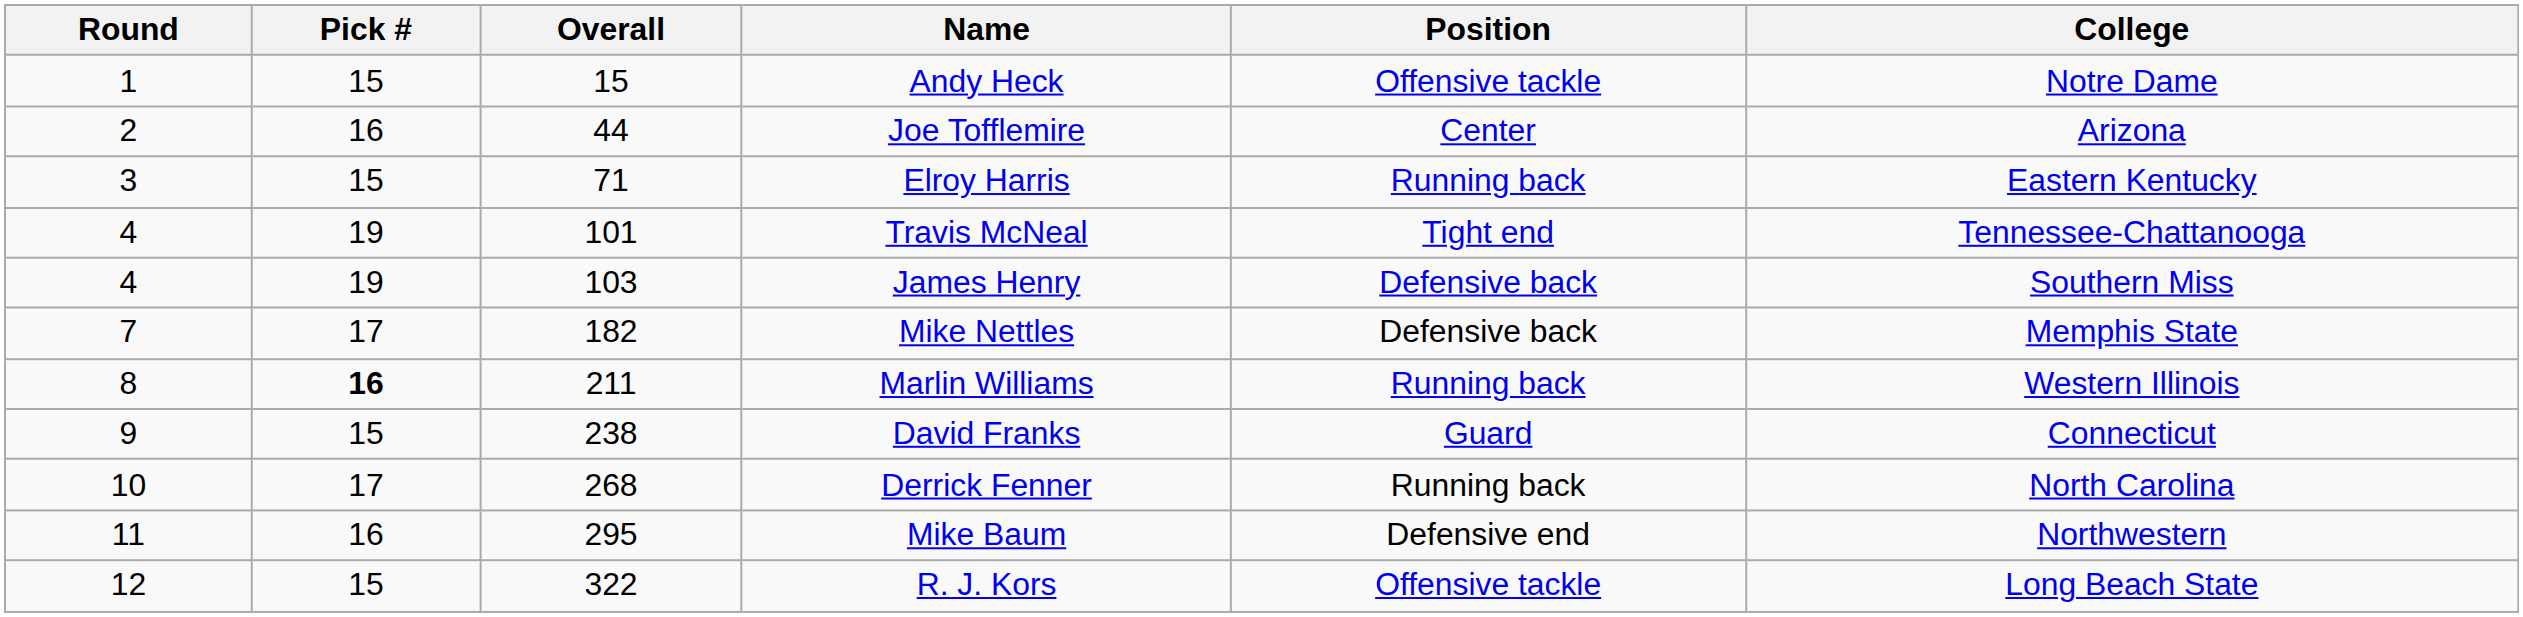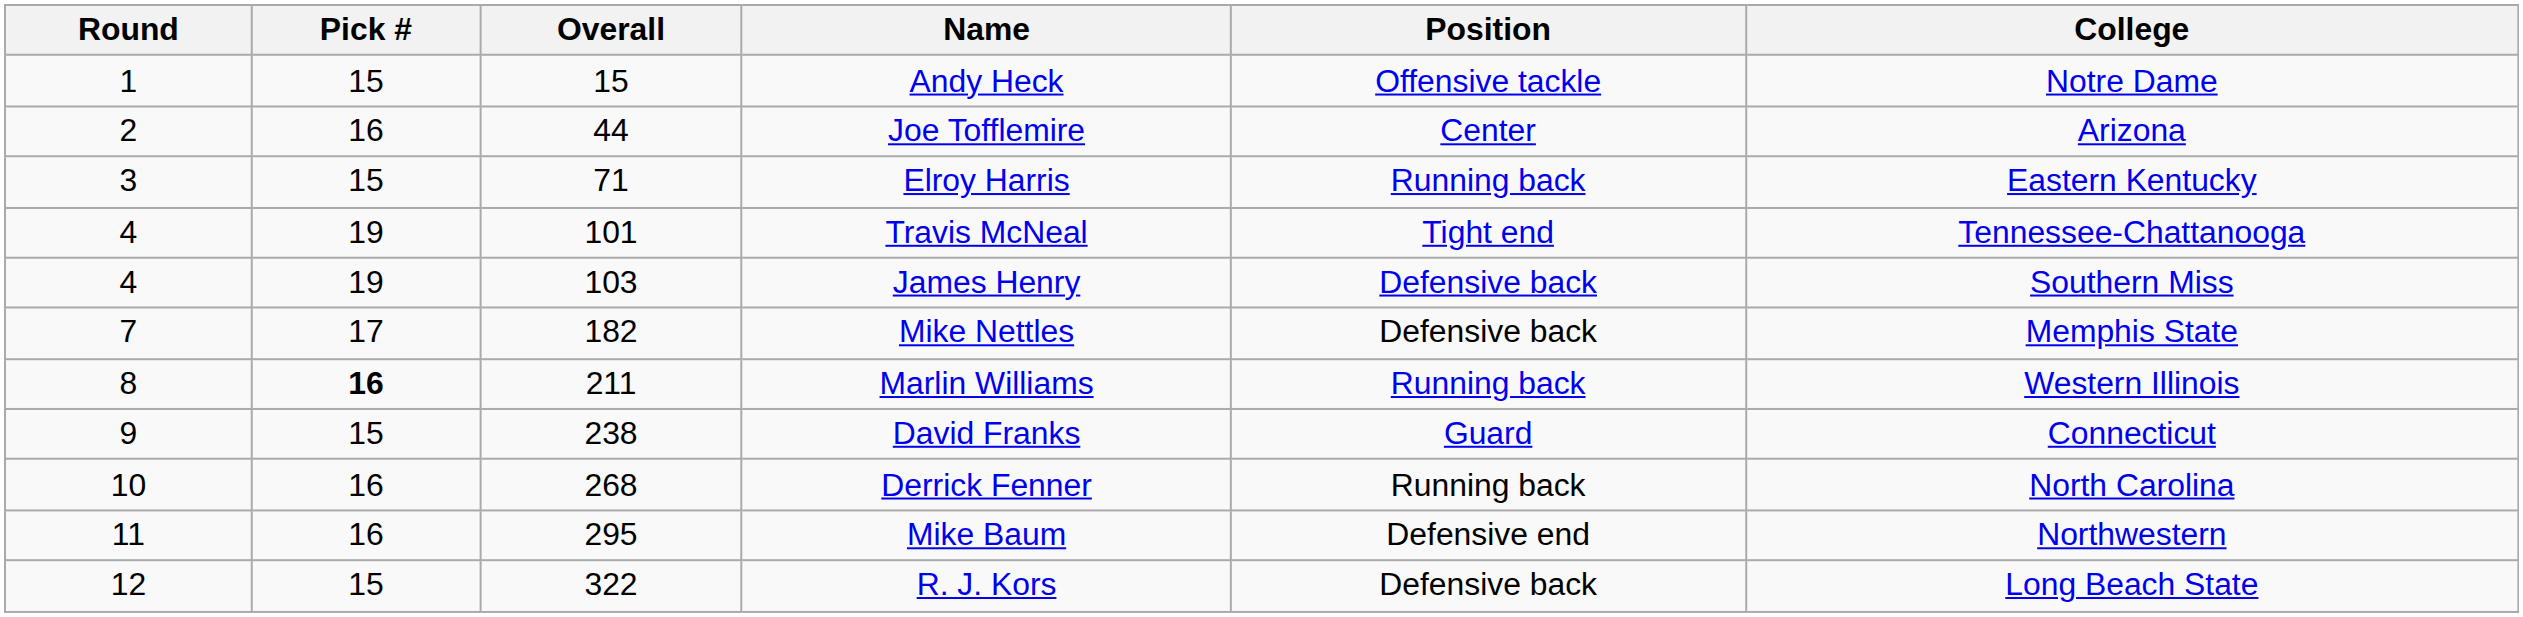(366, 484) 17 -> (366, 484) 16
(1488, 585) Offensive tackle -> (1488, 585) Defensive back
